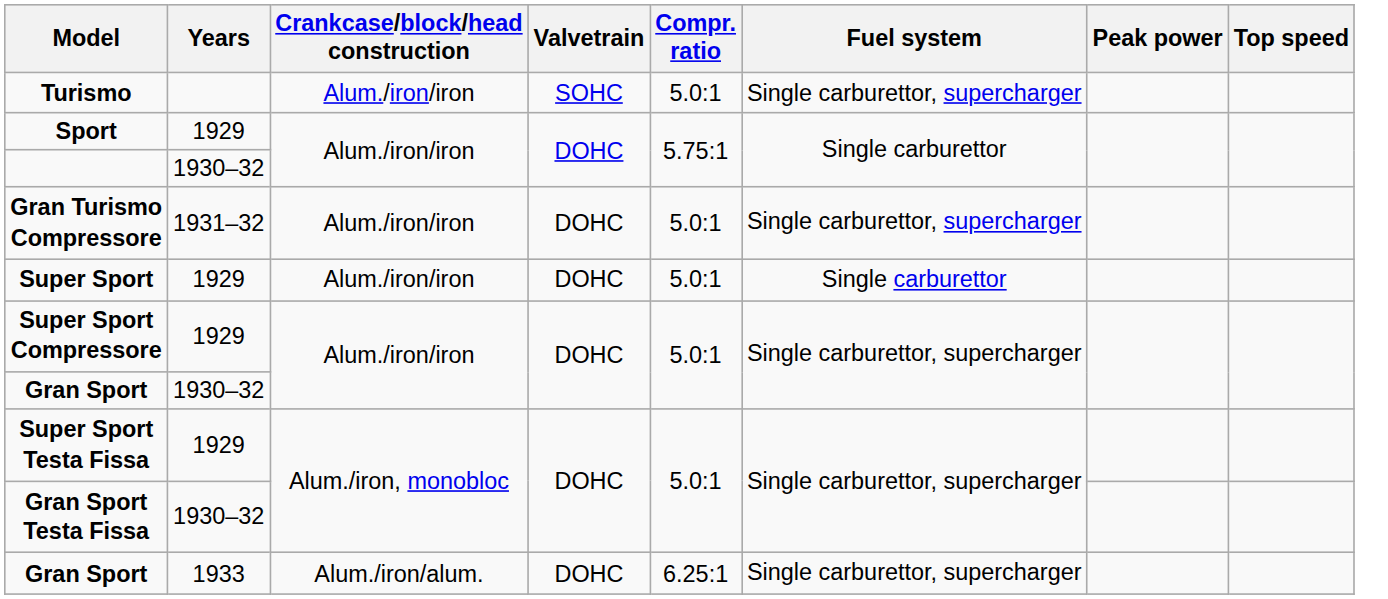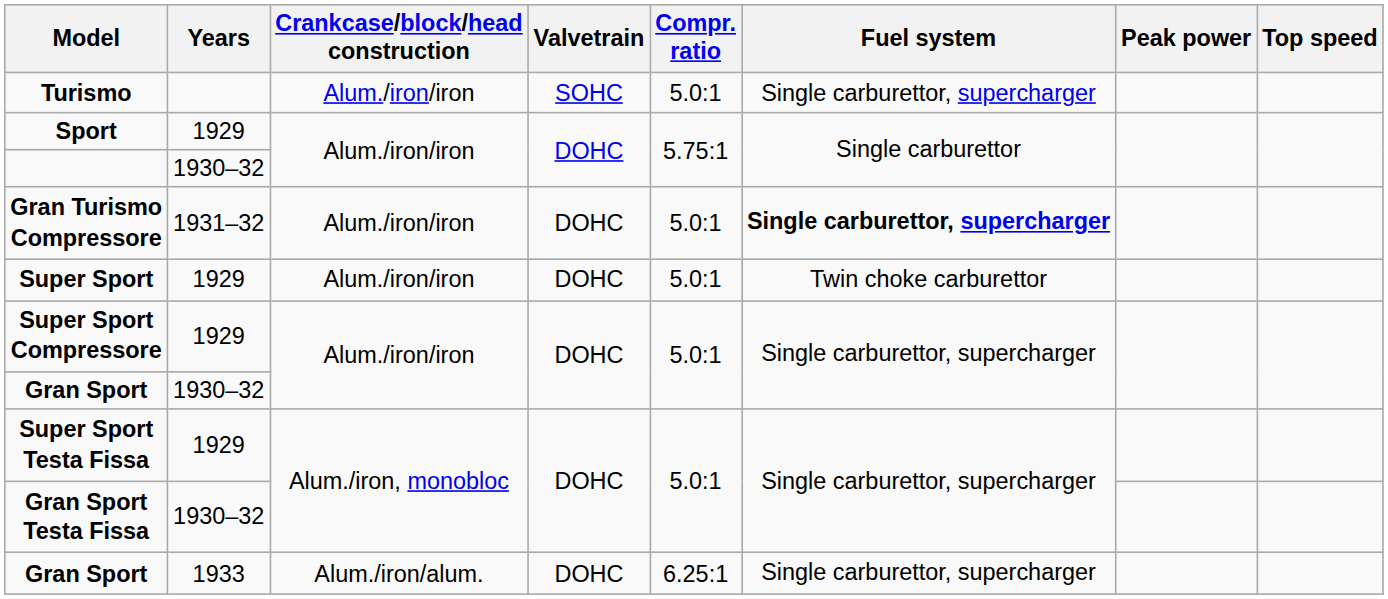(914, 222) normal -> (929, 222) bold
(914, 278) Single carburettor -> (929, 278) Twin choke carburettor
